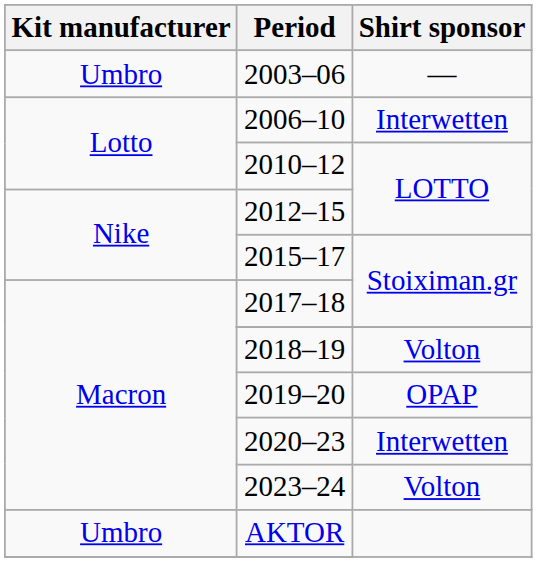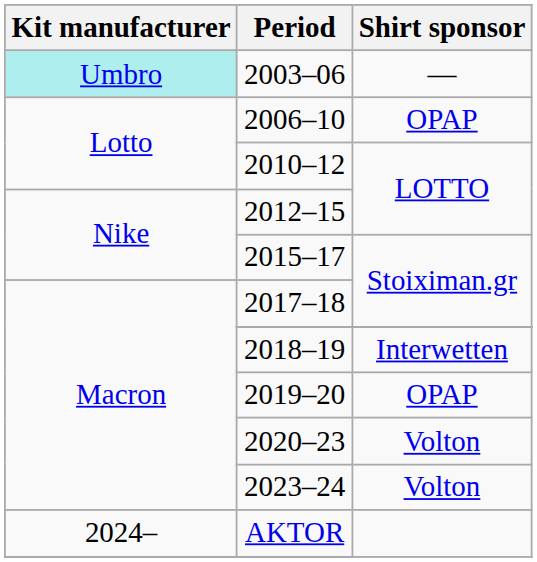(121, 73) no background -> (121, 73) paleturquoise background
(442, 119) Interwetten -> (442, 119) OPAP
(442, 348) Volton -> (442, 348) Interwetten
(442, 440) Interwetten -> (442, 440) Volton
(121, 532) Umbro -> (121, 532) 2024–
